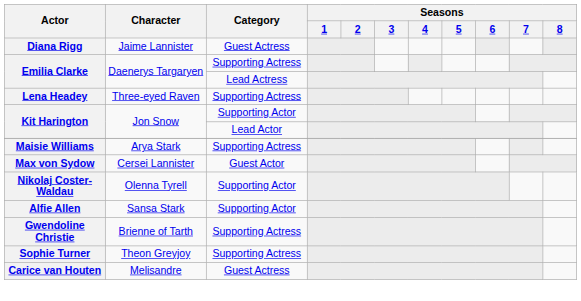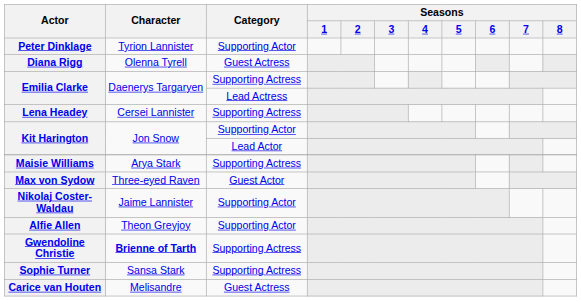+ row: (55, 46)
(156, 46) Jaime Lannister -> (156, 63) Olenna Tyrell
(156, 96) Three-eyed Raven -> (156, 113) Cersei Lannister
(156, 163) Cersei Lannister -> (156, 180) Three-eyed Raven
(156, 186) Olenna Tyrell -> (156, 203) Jaime Lannister
(156, 208) Sansa Stark -> (156, 225) Theon Greyjoy
(156, 231) normal -> (156, 248) bold
(156, 254) Theon Greyjoy -> (156, 271) Sansa Stark
